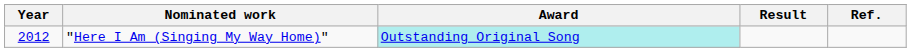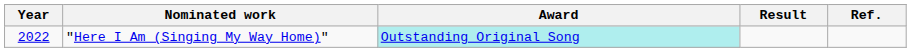(34, 37) 2012 -> (34, 37) 2022
